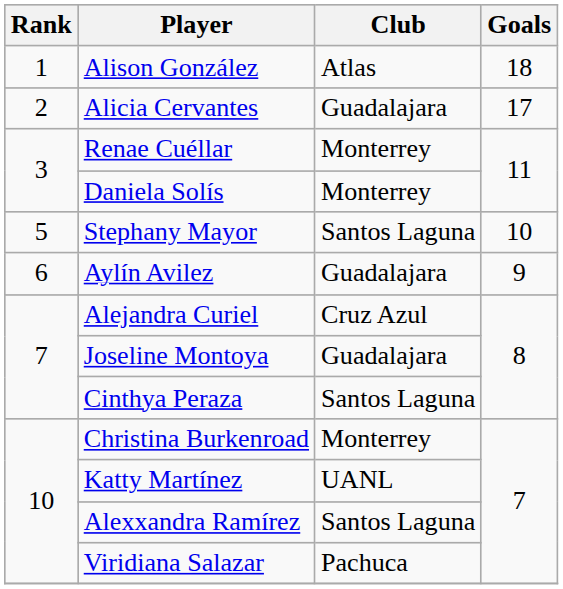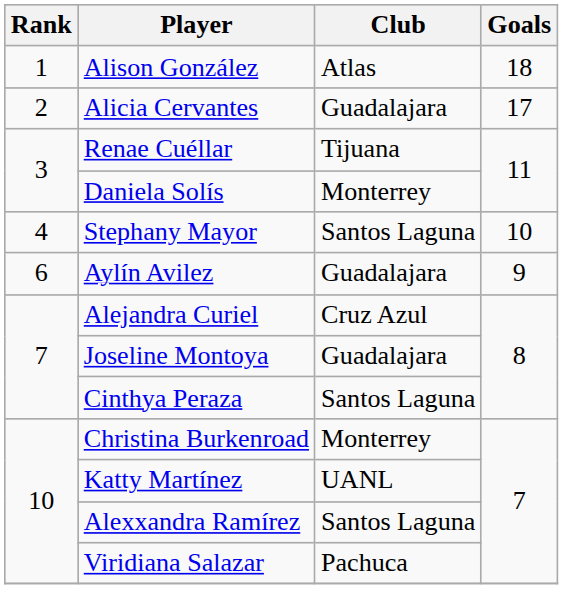(376, 149) Monterrey -> (360, 149) Tijuana
(41, 231) 5 -> (41, 231) 4
